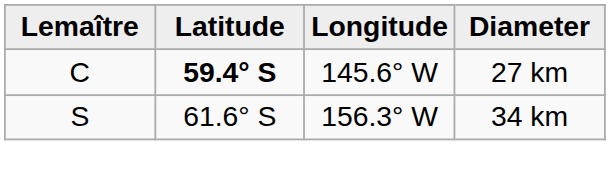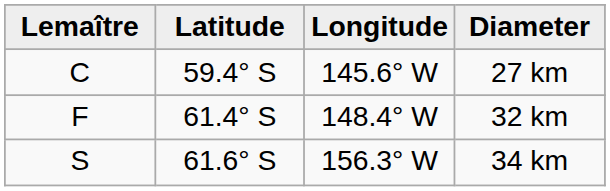(230, 71) bold -> (230, 71) normal
+ row: (530, 116)
